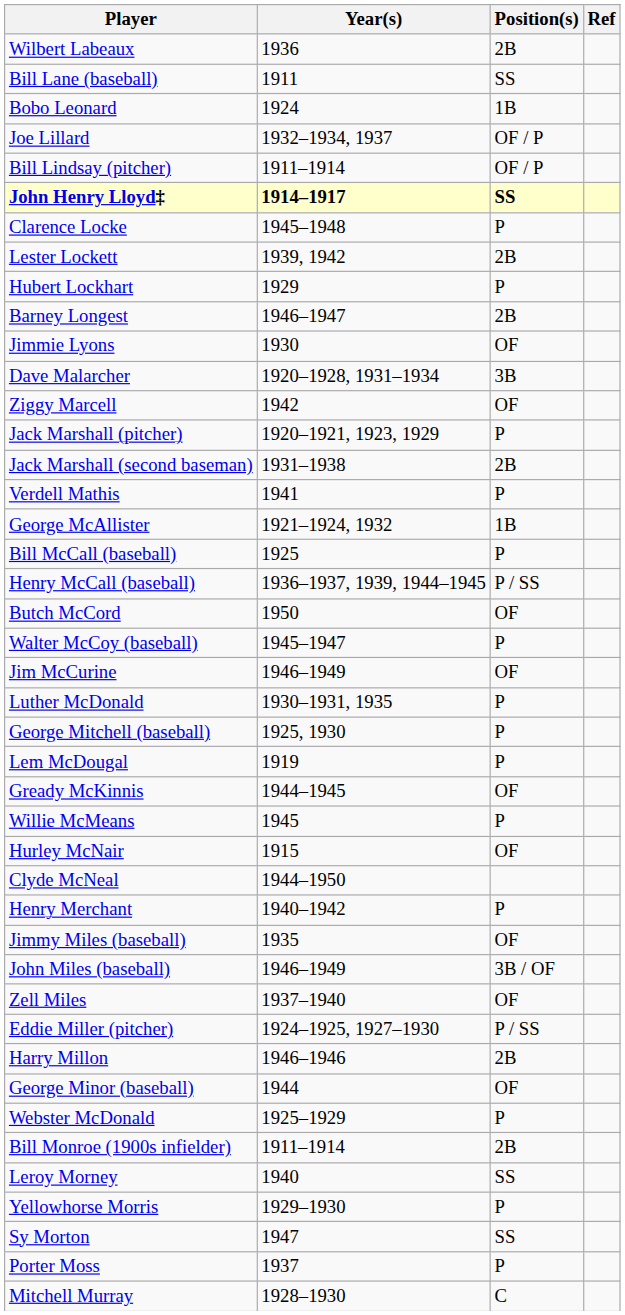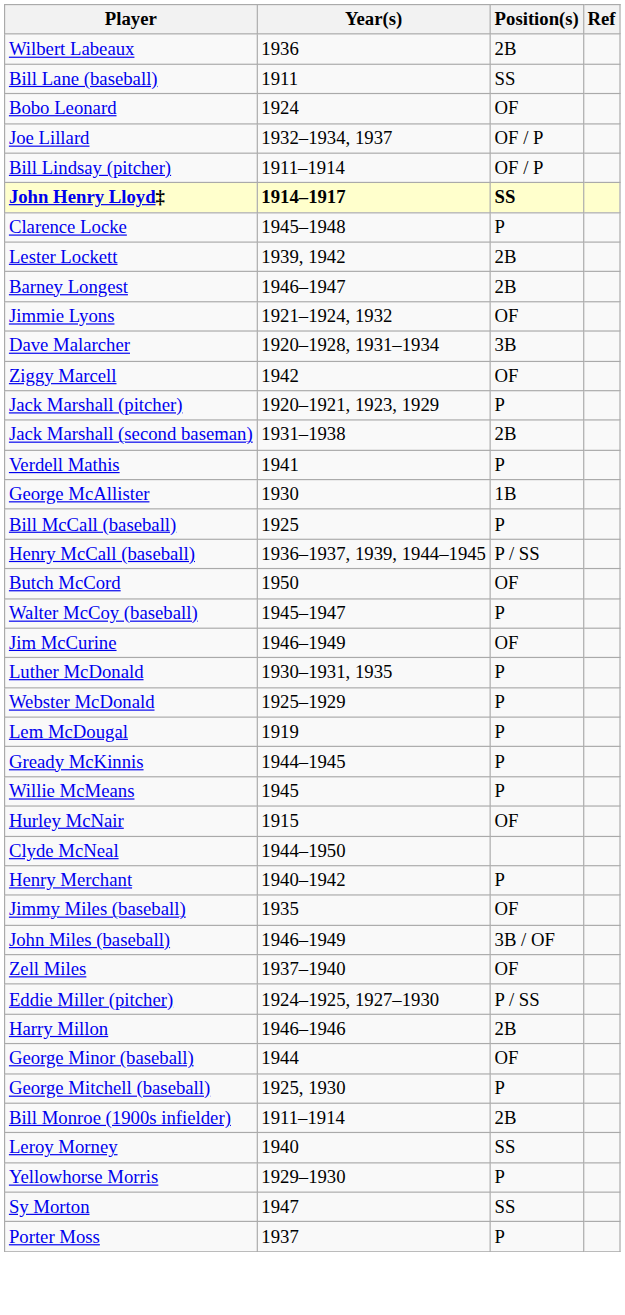(506, 108) 1B -> (507, 108) OF
- row: (71, 286)
(280, 345) 1930 -> (327, 316) 1921–1924, 1932
(327, 524) 1921–1924, 1932 -> (280, 494) 1930
rows swapped: (82, 1117) <-> (110, 731)
(507, 791) OF -> (500, 761) P
- row: (71, 1295)
